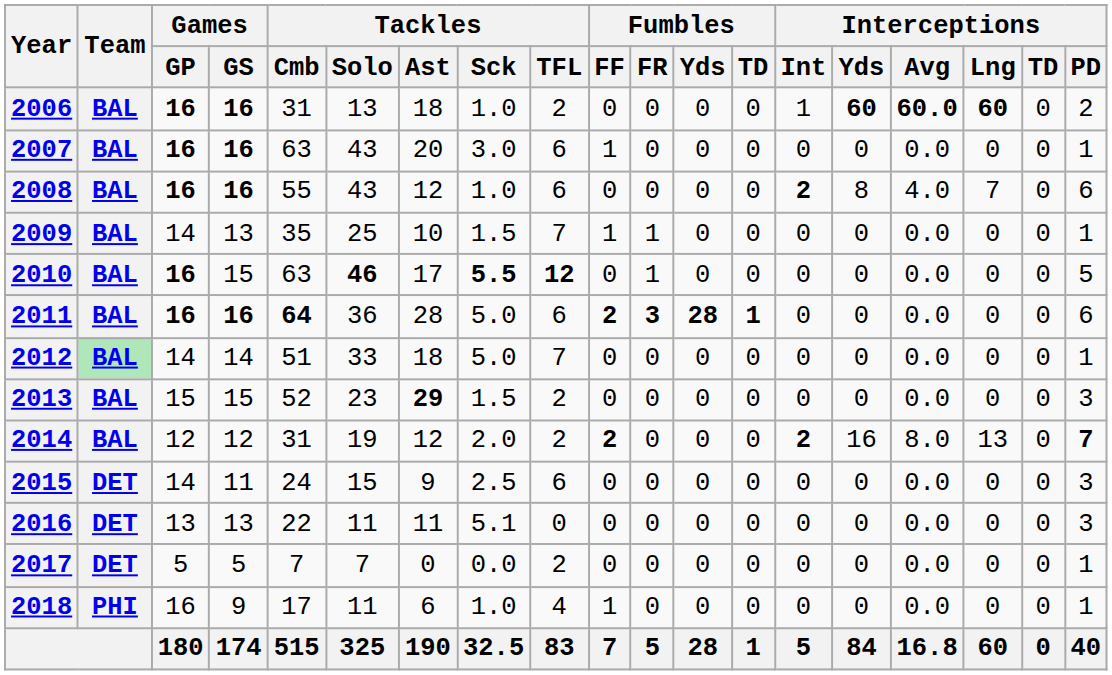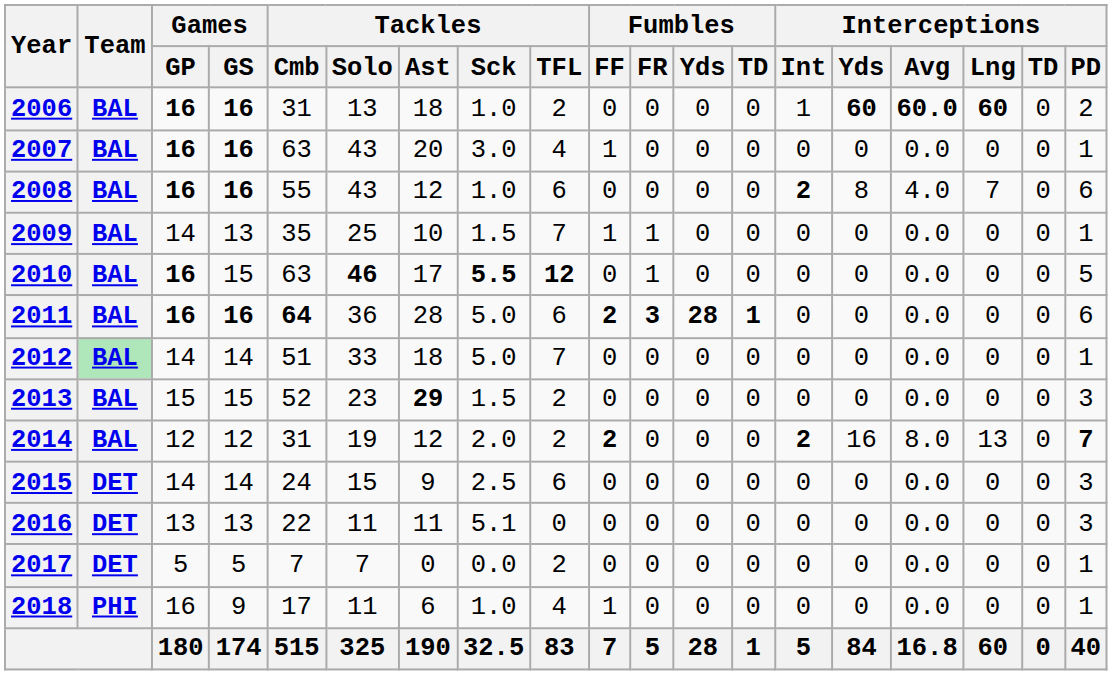(559, 150) 6 -> (559, 150) 4
(239, 483) 11 -> (239, 483) 14
